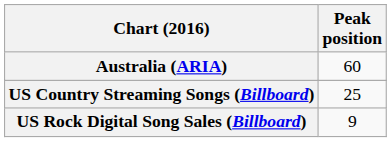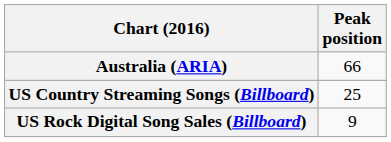(352, 66) 60 -> (352, 66) 66
